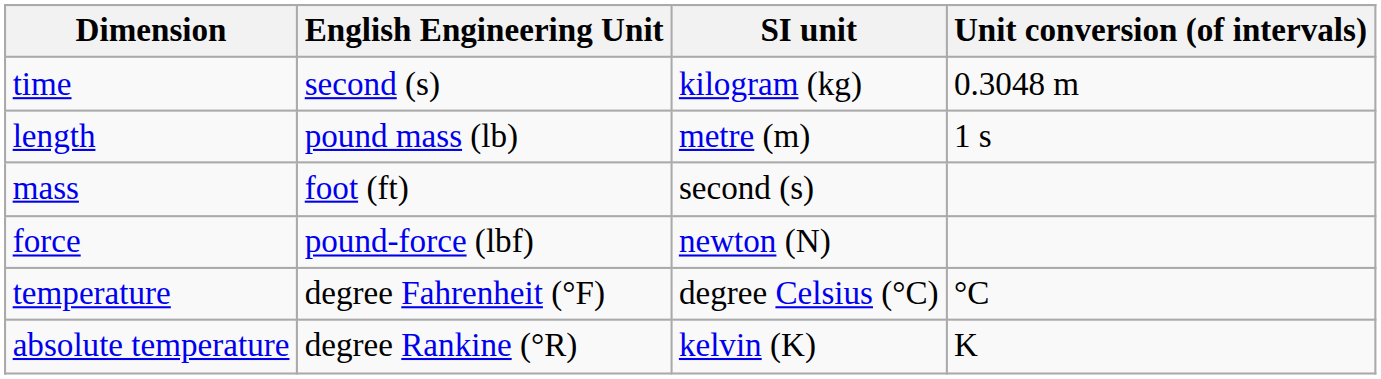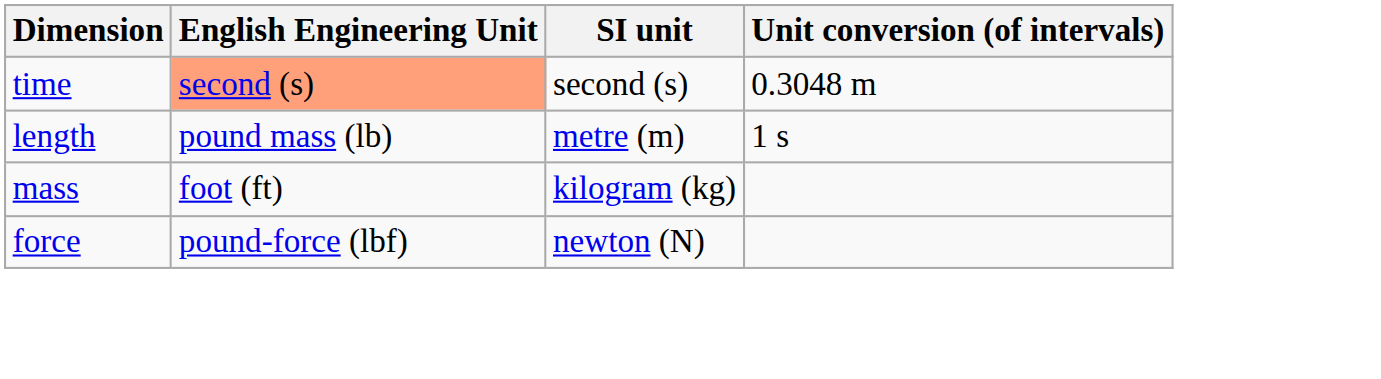(372, 83) no background -> (246, 83) lightsalmon background
(770, 83) kilogram (kg) -> (621, 83) second (s)
(746, 188) second (s) -> (645, 188) kilogram (kg)
- row: (92, 293)
- row: (151, 345)
